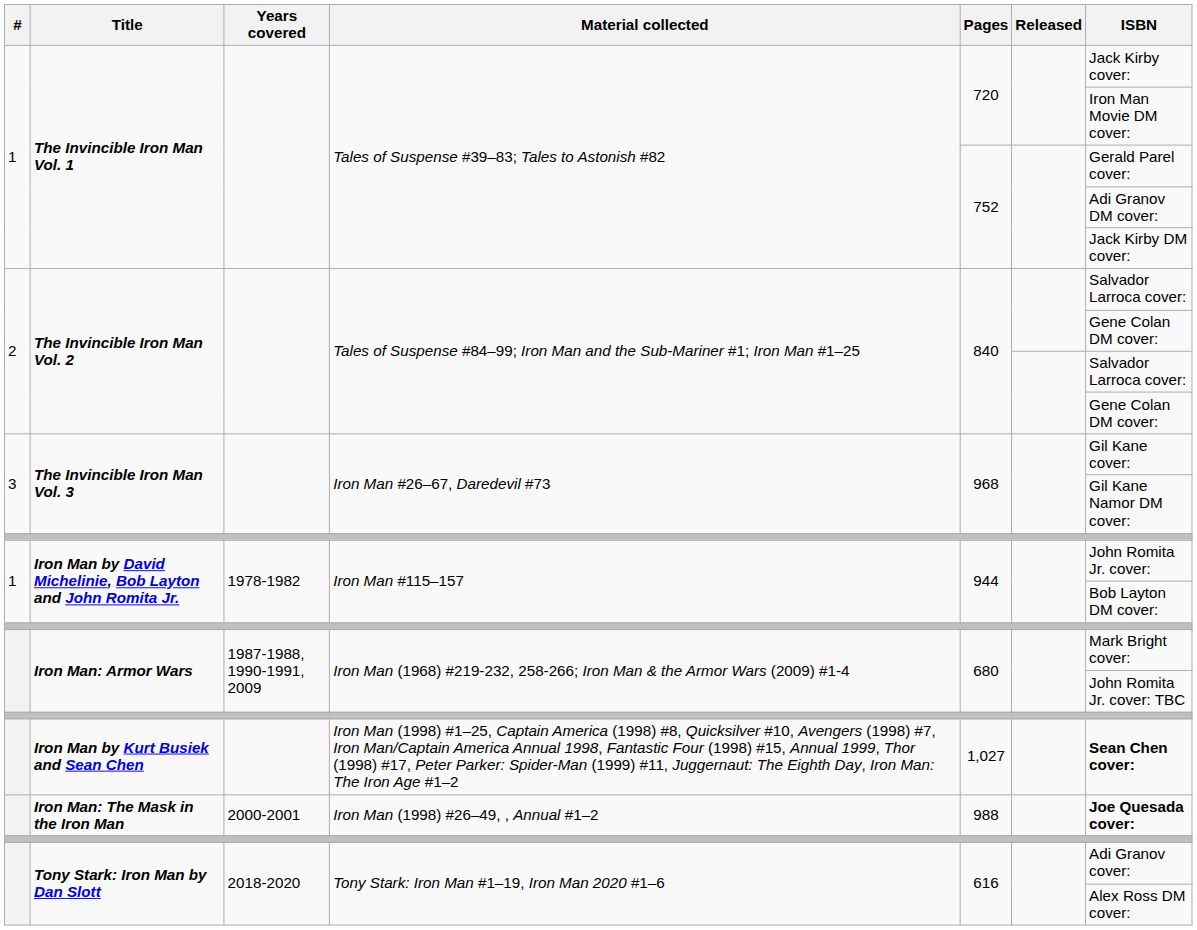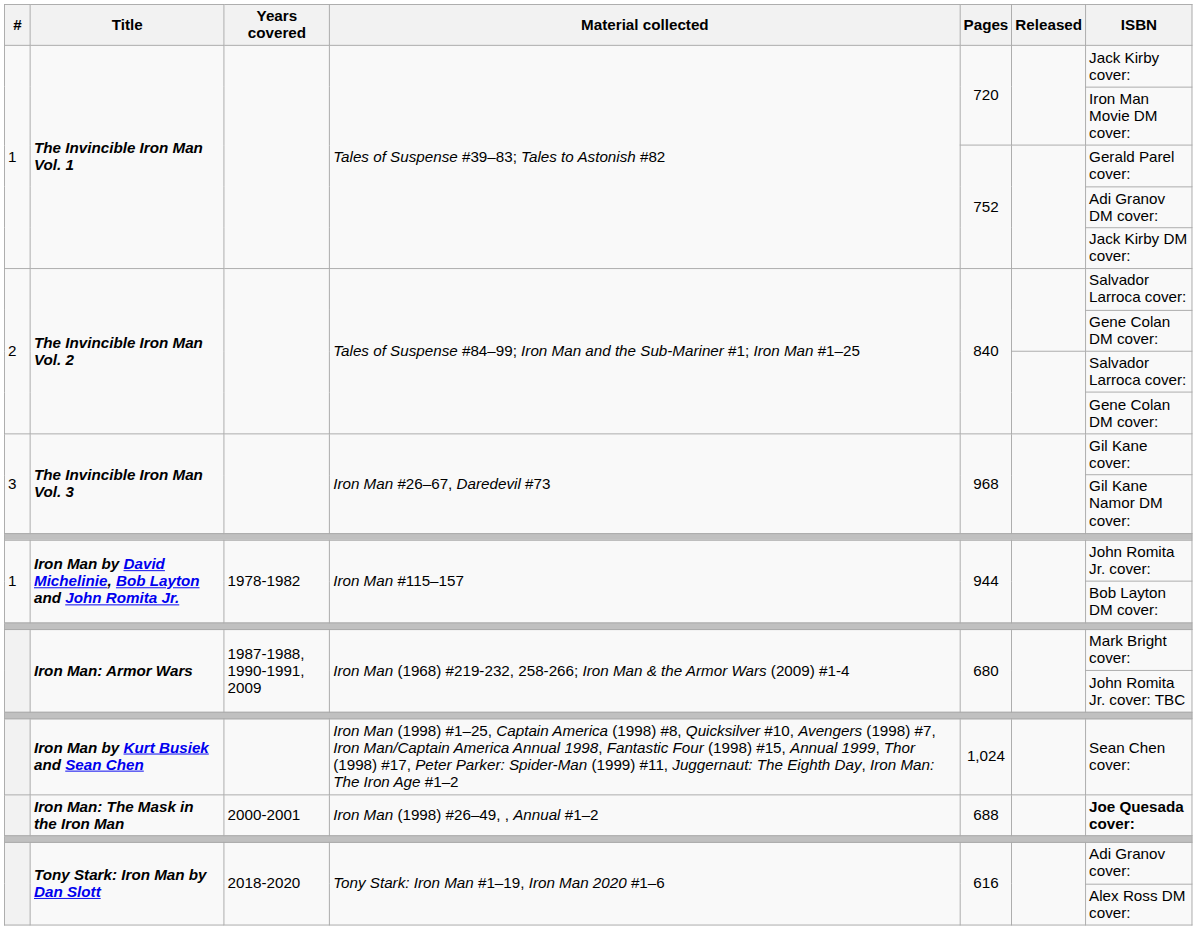(986, 756) 1,027 -> (986, 756) 1,024
(1128, 756) bold -> (1127, 756) normal
(986, 815) 988 -> (986, 815) 688
